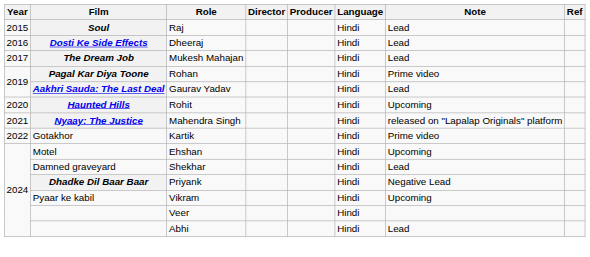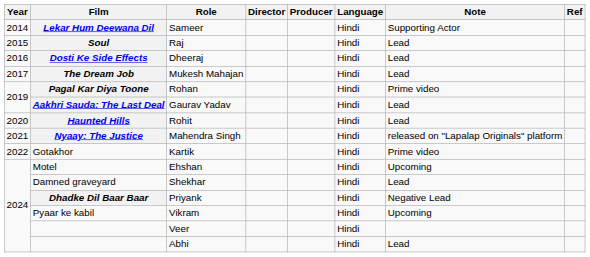+ row: (186, 27)
(410, 105) Upcoming -> (399, 120) Lead
